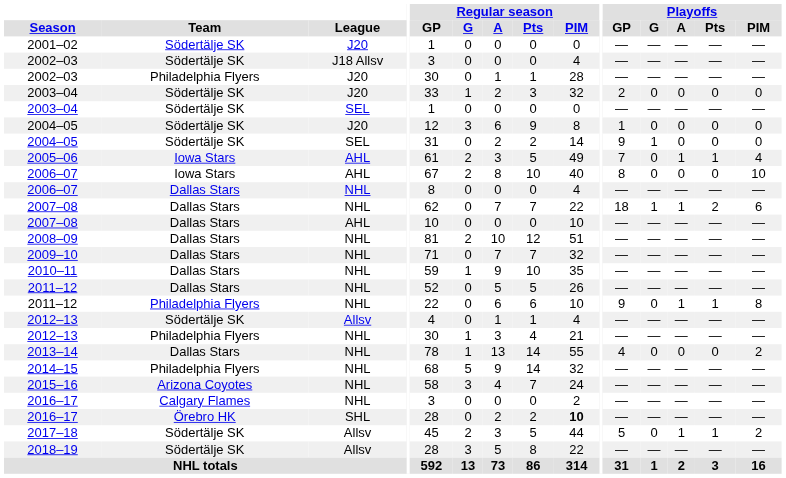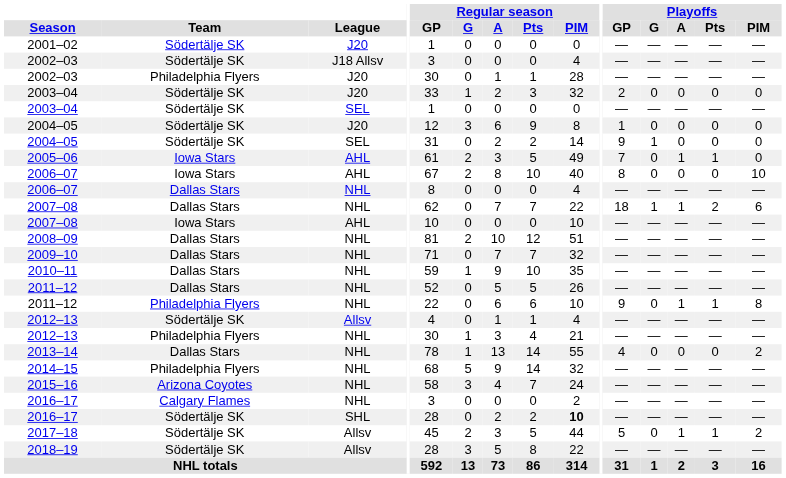(759, 157) 4 -> (759, 157) 0
(205, 222) Dallas Stars -> (205, 222) Iowa Stars
(205, 417) Örebro HK -> (205, 417) Södertälje SK
